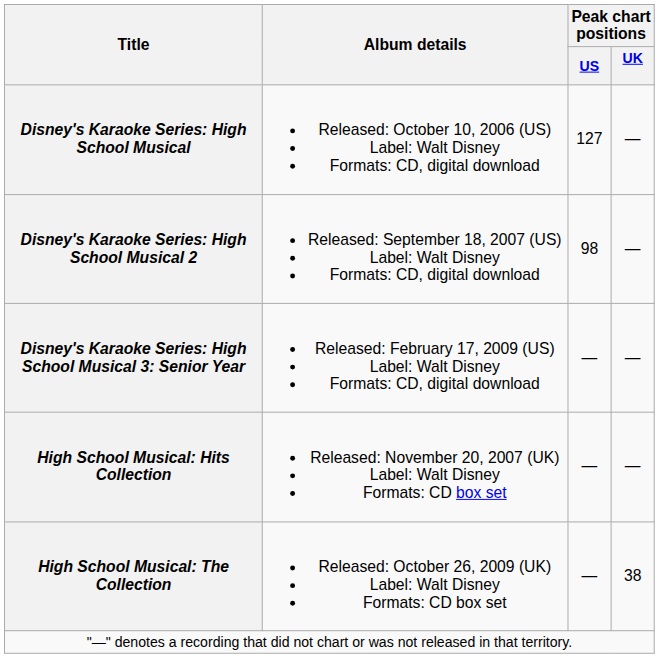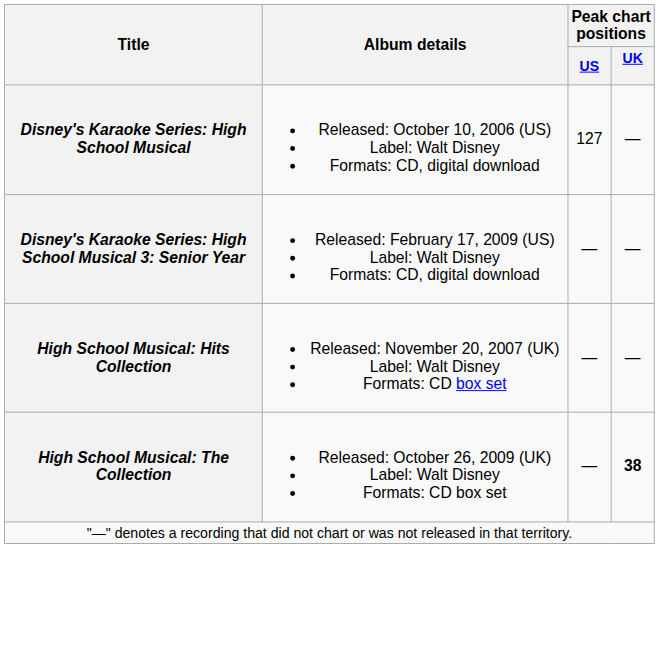- row: (134, 248)
(633, 576) normal -> (633, 466) bold
